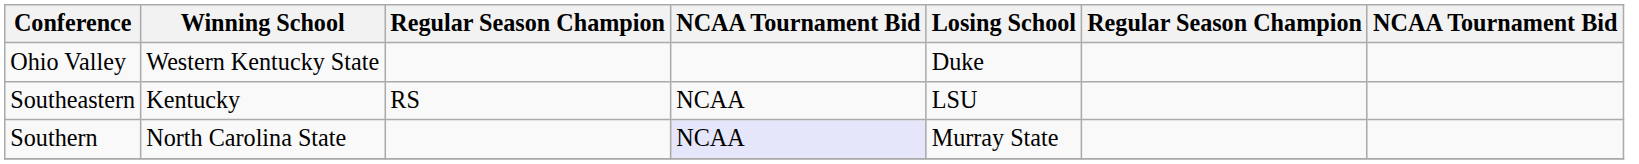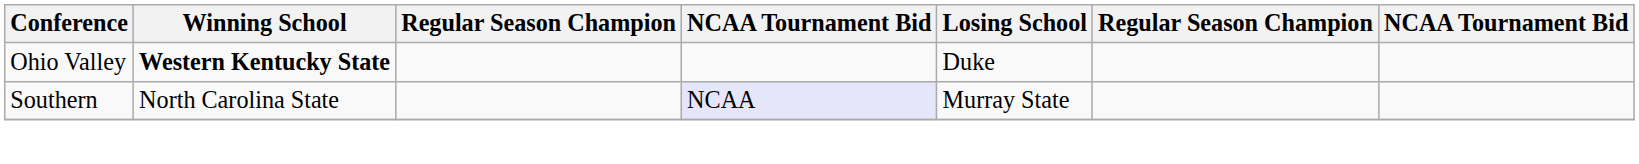(263, 61) normal -> (265, 61) bold
- row: (73, 100)
